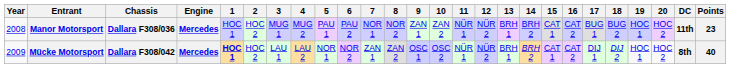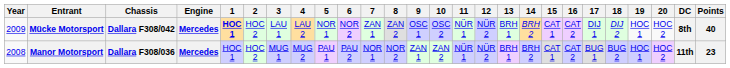rows swapped: (67, 29) <-> (67, 52)
